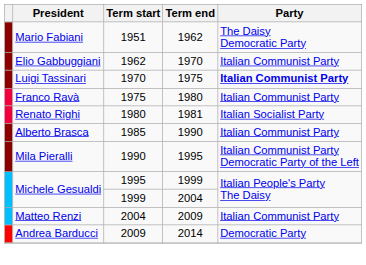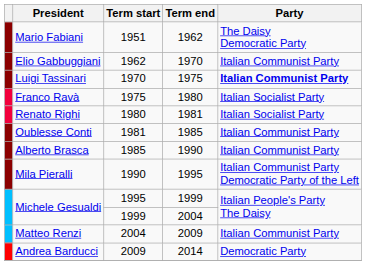(280, 97) Italian Communist Party -> (272, 97) Italian Socialist Party
+ row: (53, 132)
